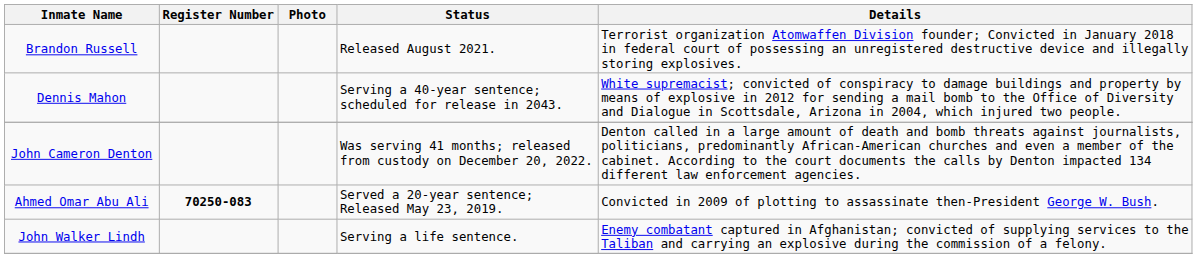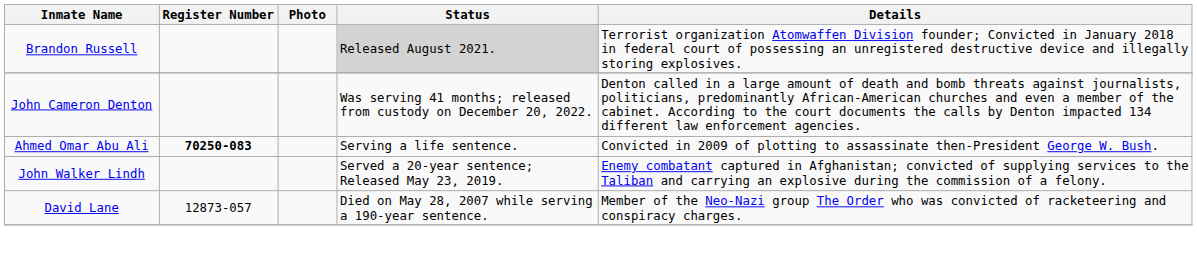(418, 49) no background -> (418, 49) lightgrey background
- row: (82, 98)
(437, 202) Served a 20-year sentence; Released May 23, 2019. -> (429, 146) Serving a life sentence.
(429, 236) Serving a life sentence. -> (437, 173) Served a 20-year sentence; Released May 23, 2019.
+ row: (82, 208)
